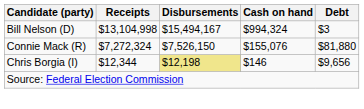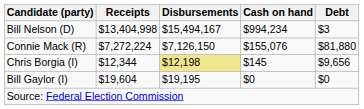(128, 29) $13,104,998 -> (128, 29) $13,404,998
(265, 29) $994,324 -> (265, 29) $994,234
(125, 46) $7,272,324 -> (125, 46) $7,272,224
(188, 46) $7,526,150 -> (188, 46) $7,126,150
(255, 63) $146 -> (255, 63) $145
+ row: (37, 79)
